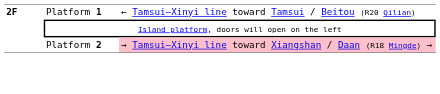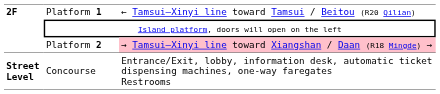+ row: (71, 71)
